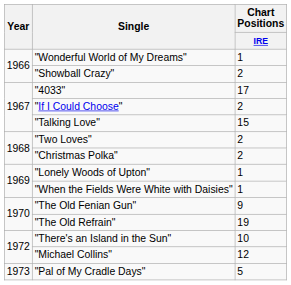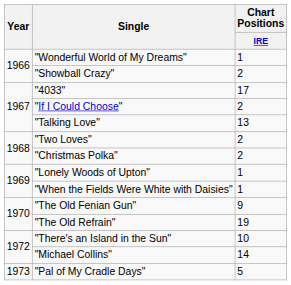(243, 123) 15 -> (243, 123) 13
(243, 255) 12 -> (243, 255) 14
